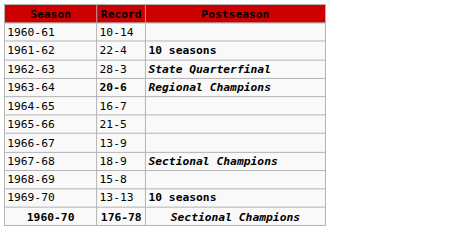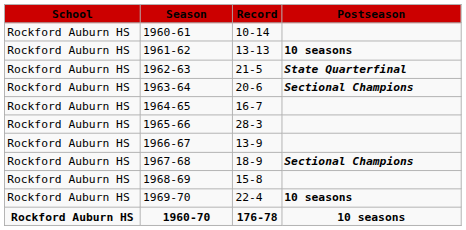+ column: (72, 14)
(113, 51) 22-4 -> (252, 51) 13-13
(113, 69) 28-3 -> (249, 69) 21-5
(113, 87) bold -> (249, 87) normal
(210, 87) Regional Champions -> (349, 87) Sectional Champions
(113, 124) 21-5 -> (249, 124) 28-3
(117, 198) 13-13 -> (249, 198) 22-4
(235, 216) Sectional Champions -> (371, 216) 10 seasons
